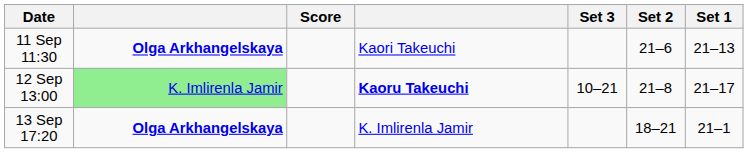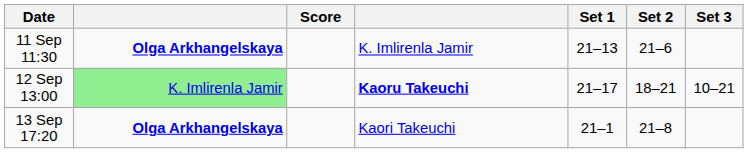columns swapped: (714, 17) <-> (597, 17)
(407, 48) Kaori Takeuchi -> (416, 48) K. Imlirenla Jamir
(656, 88) 21–8 -> (656, 88) 18–21
(416, 128) K. Imlirenla Jamir -> (407, 128) Kaori Takeuchi
(656, 128) 18–21 -> (656, 128) 21–8
